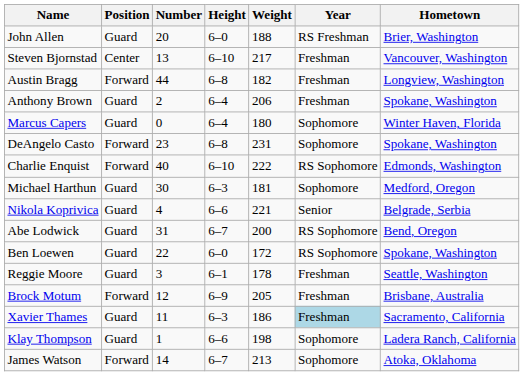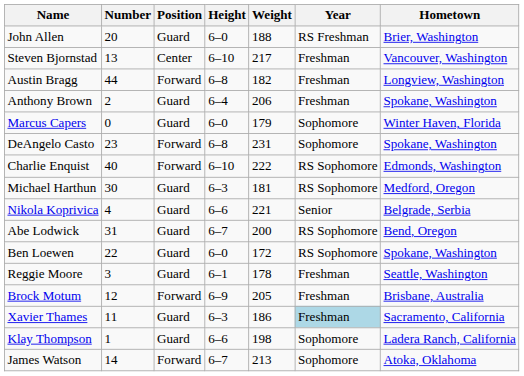columns swapped: (179, 15) <-> (127, 15)
(218, 123) 6–4 -> (218, 123) 6–0
(262, 123) 180 -> (262, 123) 179
(328, 187) Sophomore -> (338, 187) RS Sophomore
